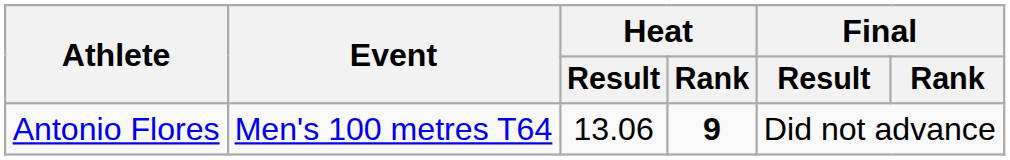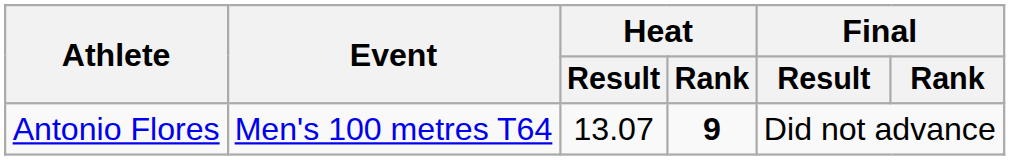(614, 129) 13.06 -> (614, 129) 13.07
